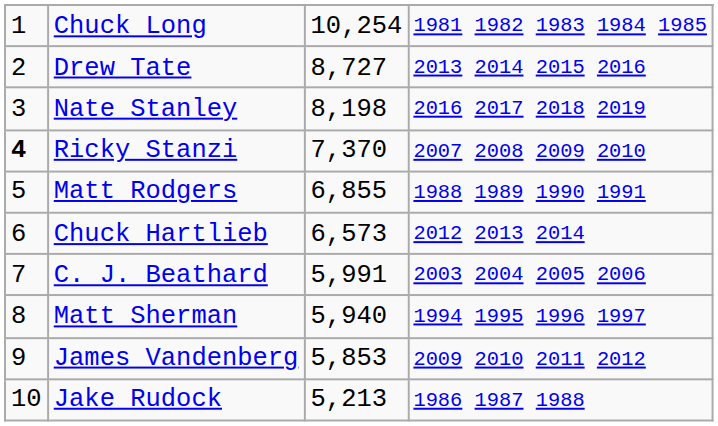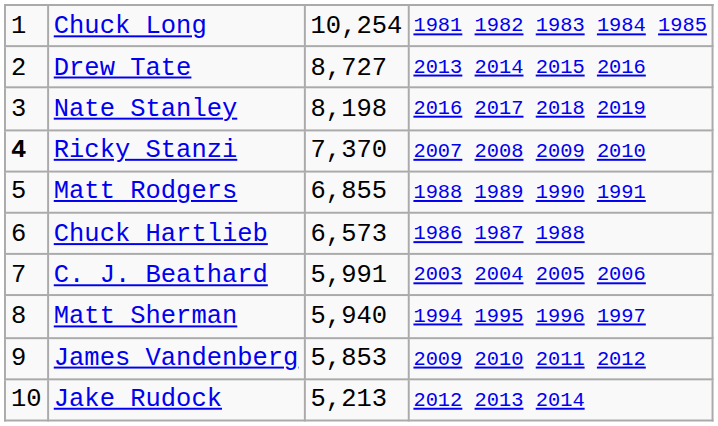(499, 233) 2012 2013 2014 -> (499, 233) 1986 1987 1988
(499, 399) 1986 1987 1988 -> (499, 399) 2012 2013 2014
